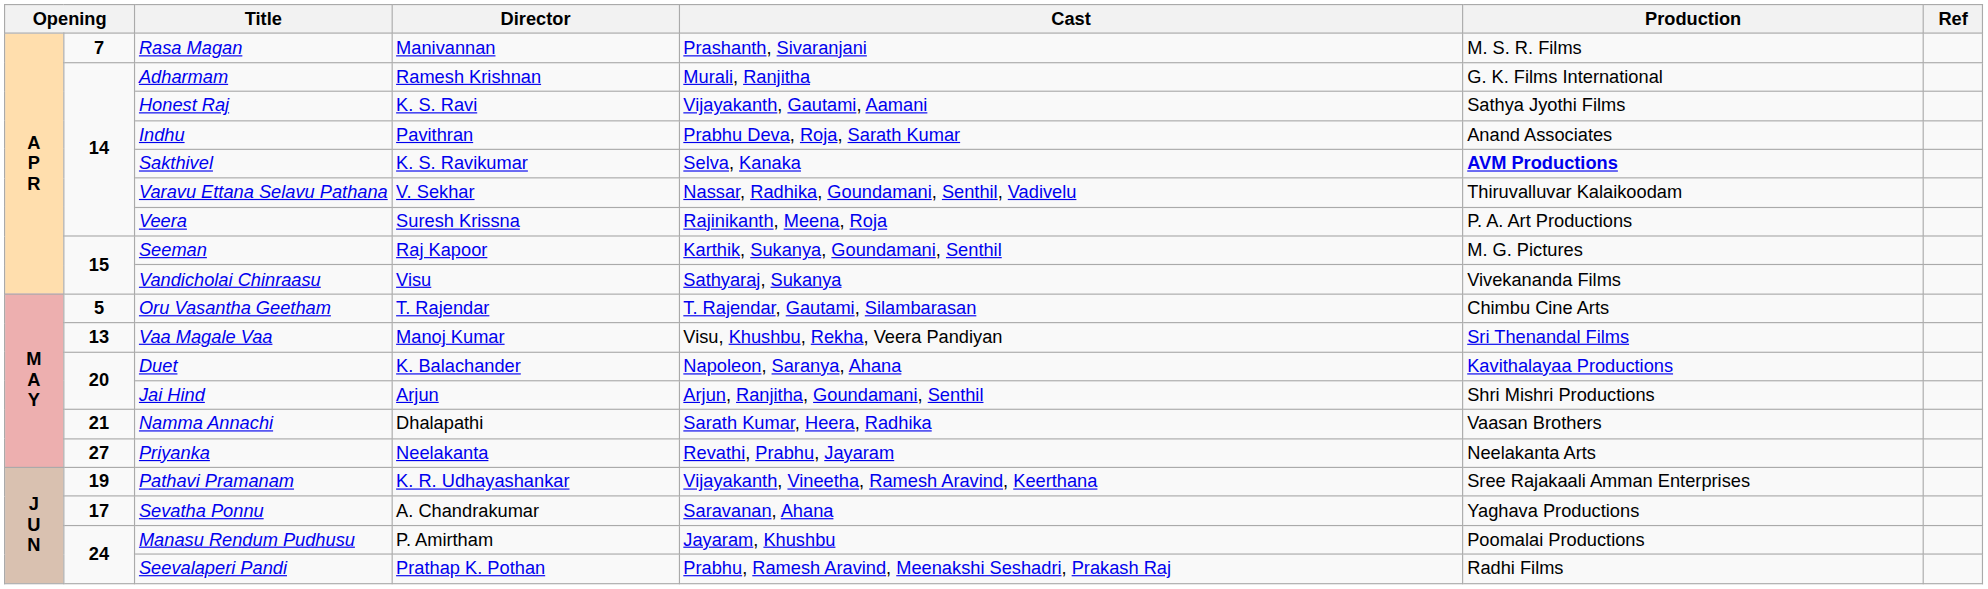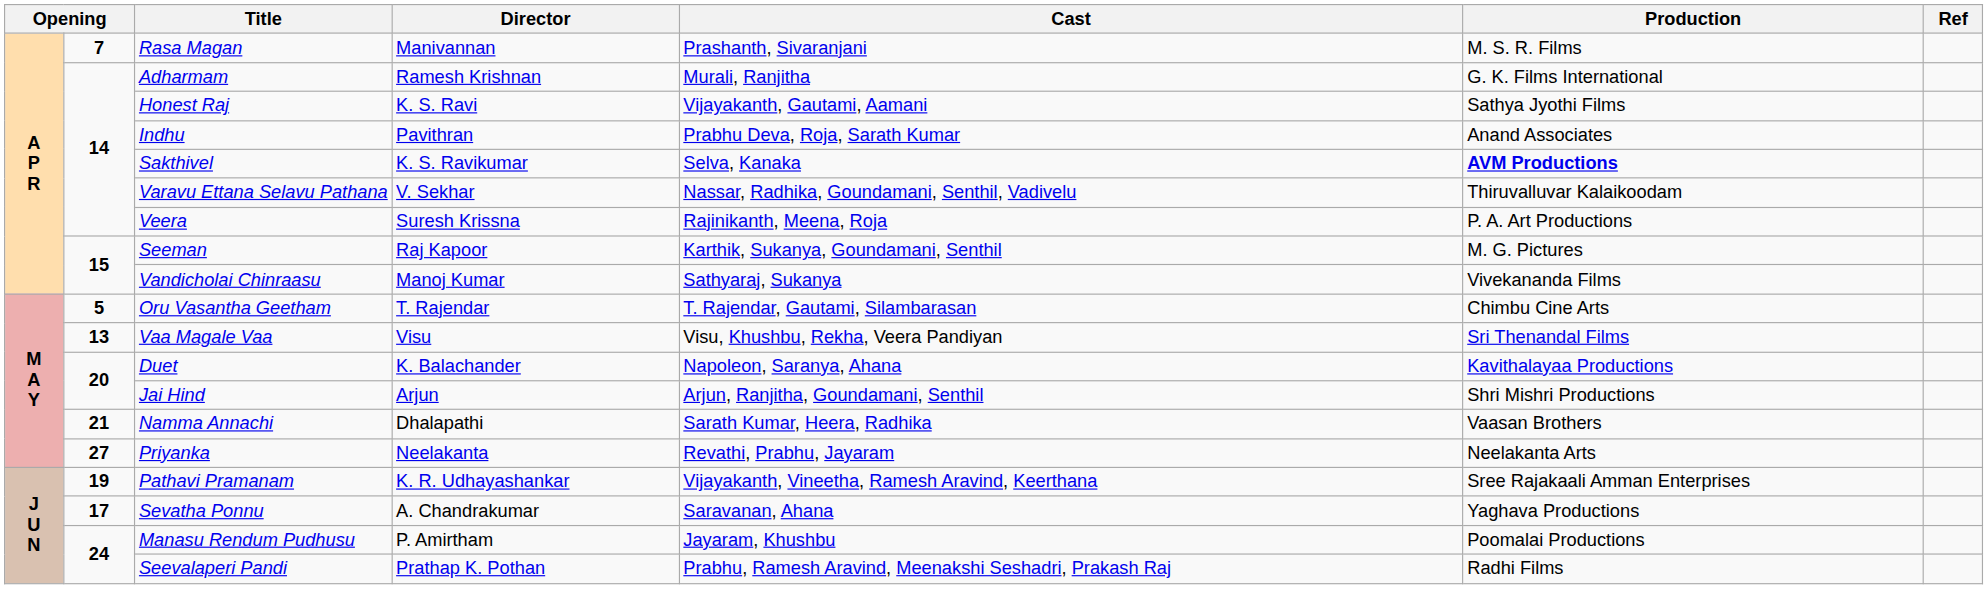(414, 279) Visu -> (450, 279) Manoj Kumar
(450, 337) Manoj Kumar -> (414, 337) Visu
